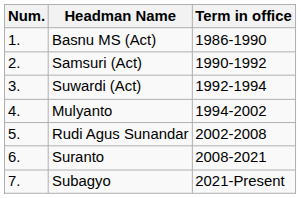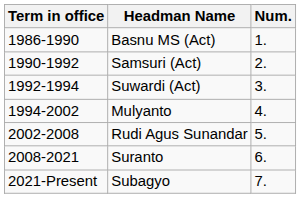columns swapped: (26, 16) <-> (244, 16)
